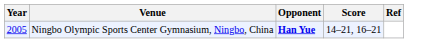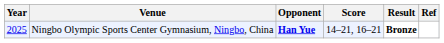+ column: (401, 13)
(17, 29) 2005 -> (17, 29) 2025
